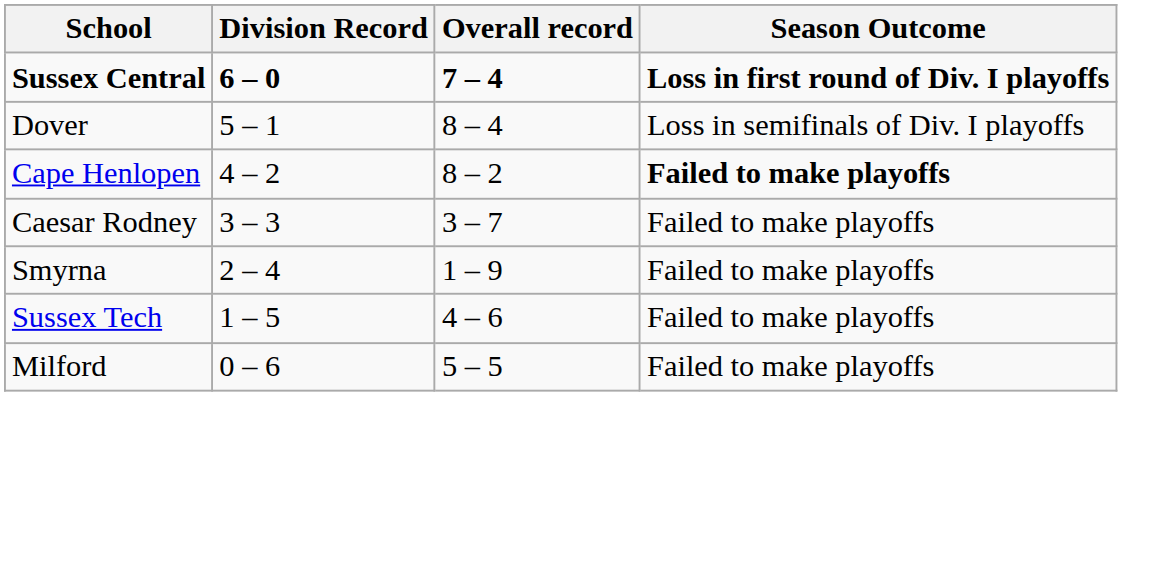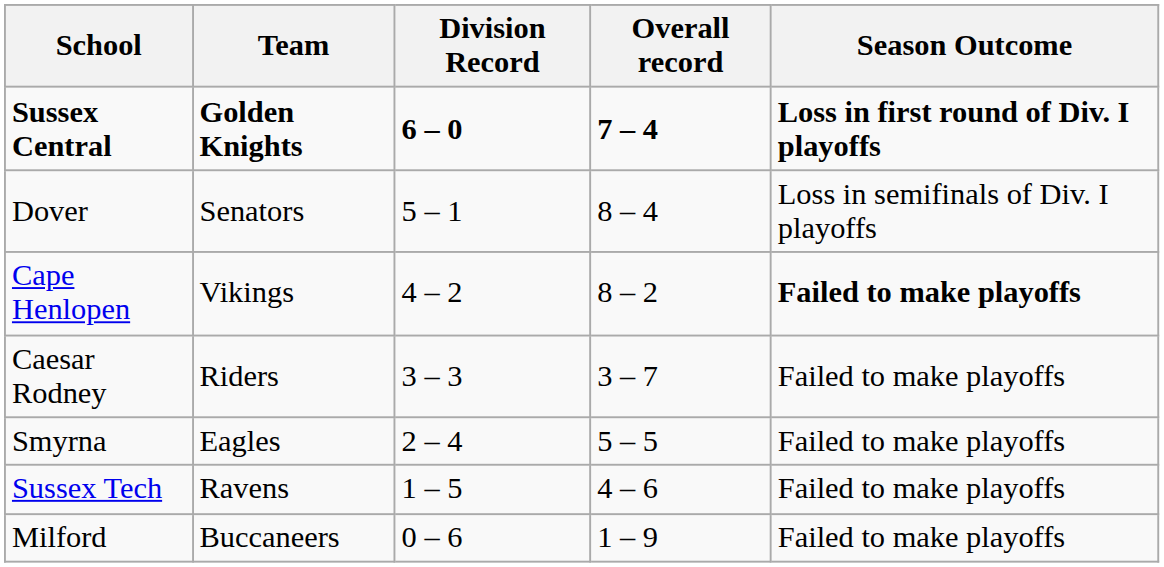+ column: (294, 45)
(472, 269) 1 – 9 -> (628, 440) 5 – 5
(472, 366) 5 – 5 -> (628, 537) 1 – 9
